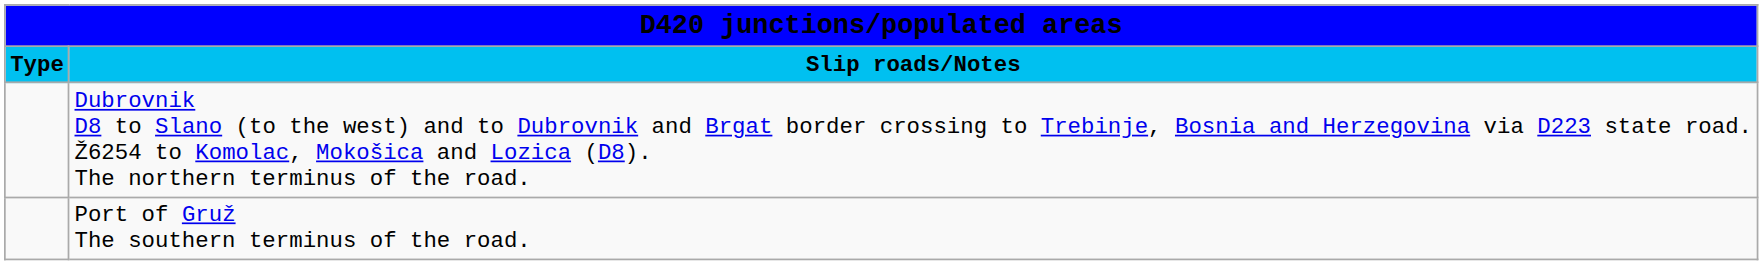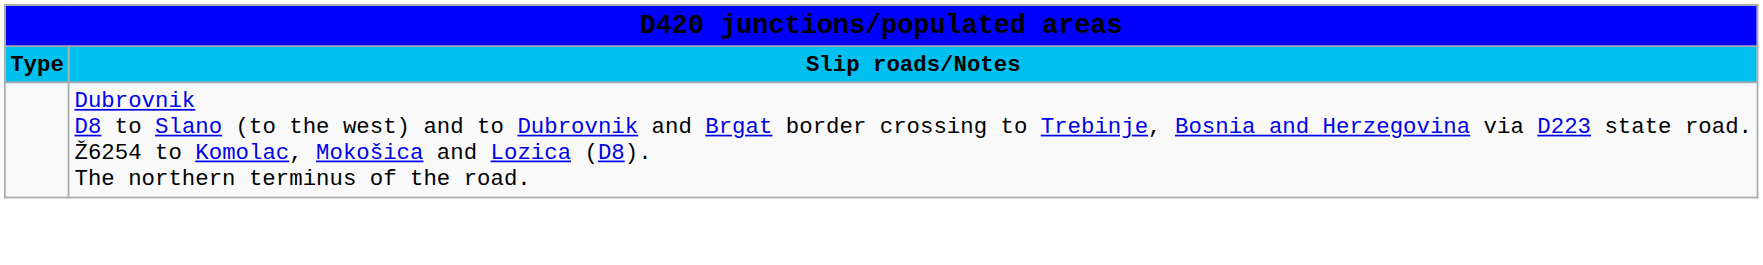- row: (303, 228)
